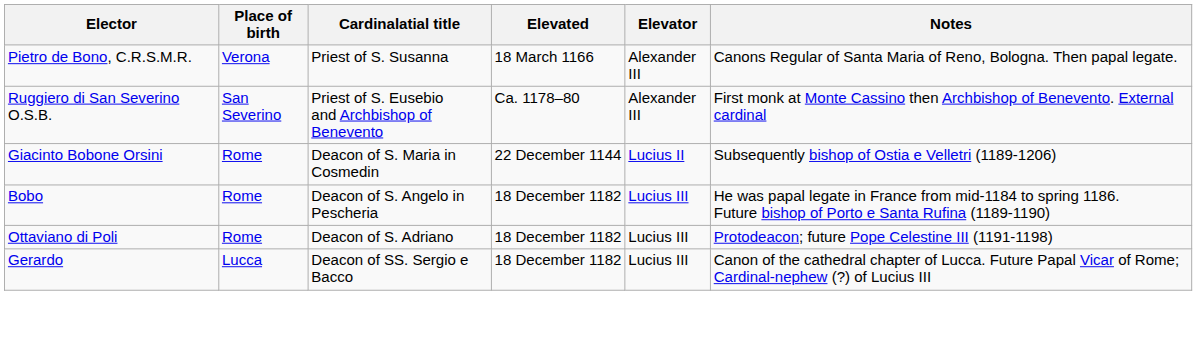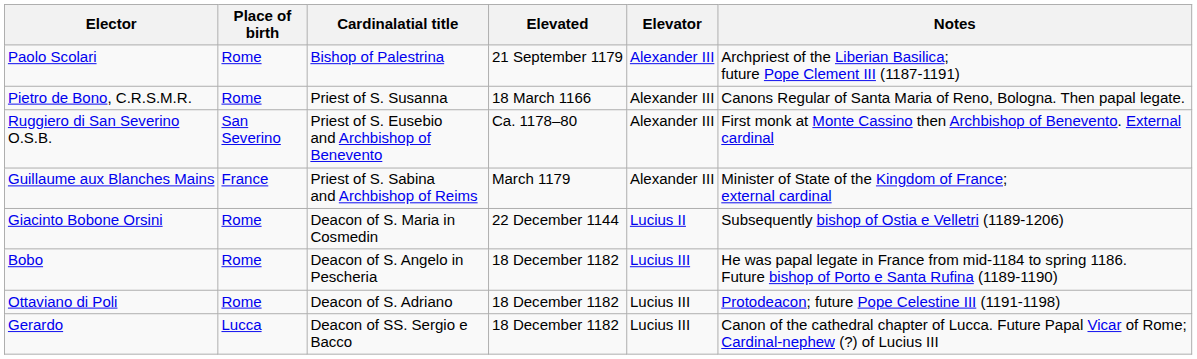+ row: (52, 57)
(246, 57) Verona -> (242, 97) Rome
+ row: (111, 179)
